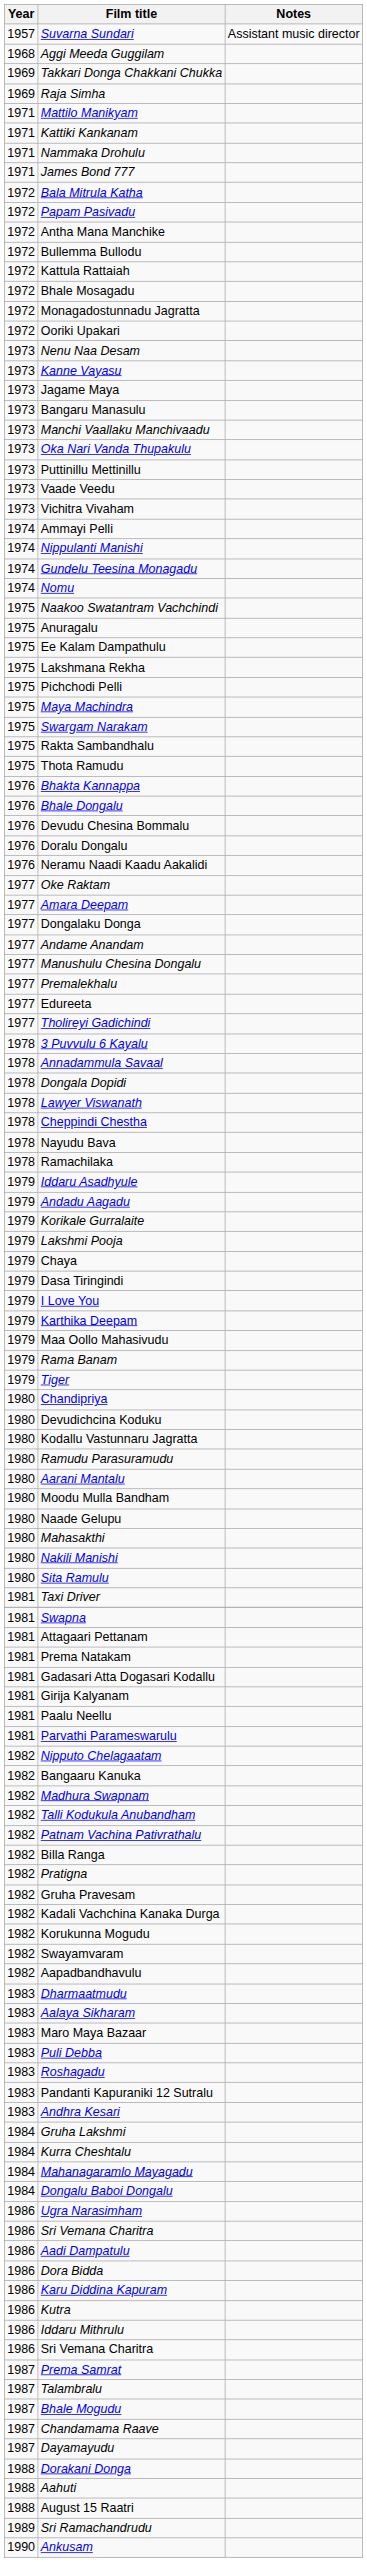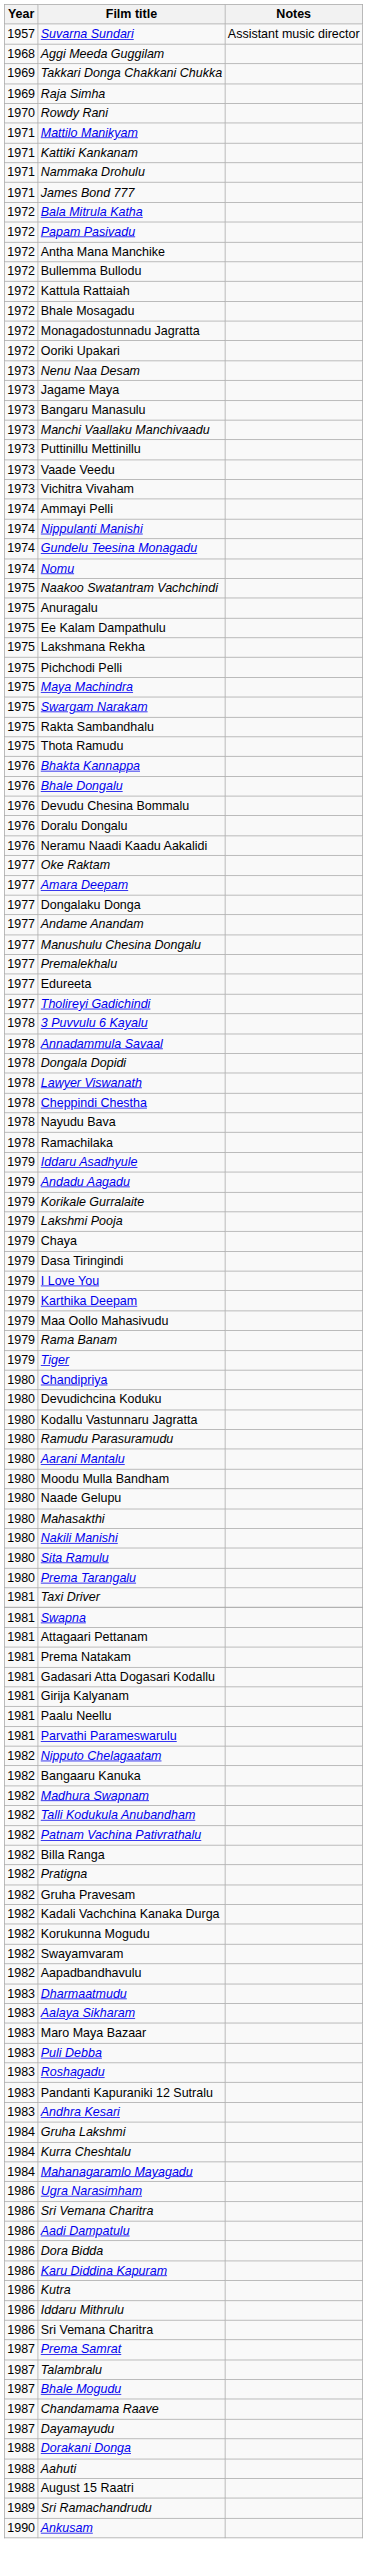+ row: (21, 113)
- row: (21, 370)
- row: (21, 449)
+ row: (21, 1578)
- row: (21, 2191)
